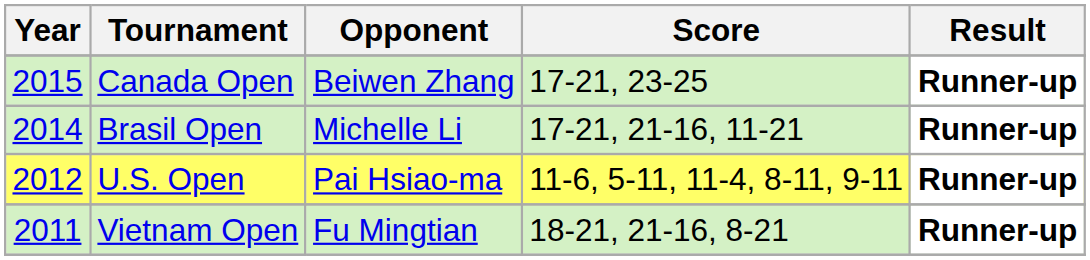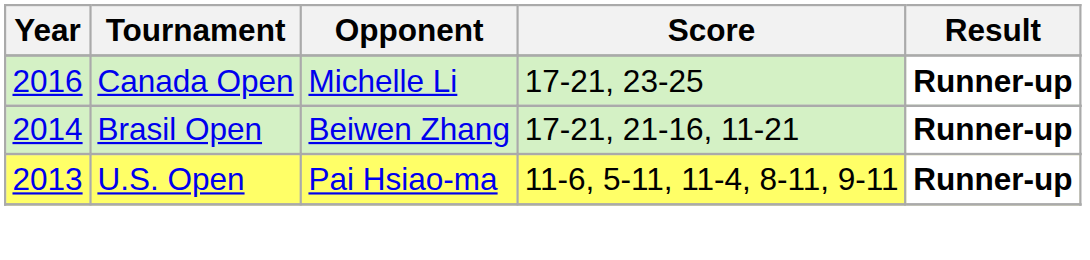(48, 80) 2015 -> (48, 80) 2016
(414, 80) Beiwen Zhang -> (383, 80) Michelle Li
(388, 130) Michelle Li -> (409, 130) Beiwen Zhang
(48, 180) 2012 -> (48, 180) 2013
- row: (198, 230)
